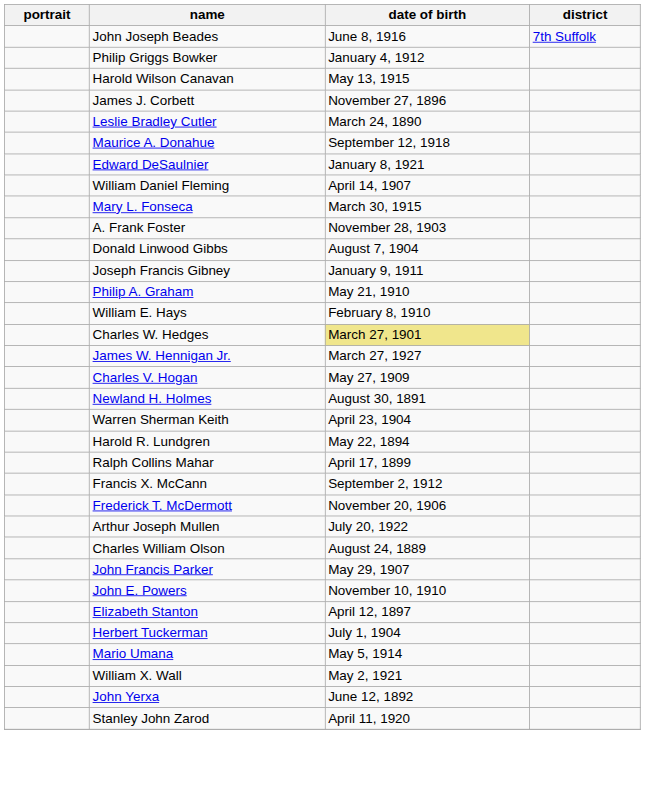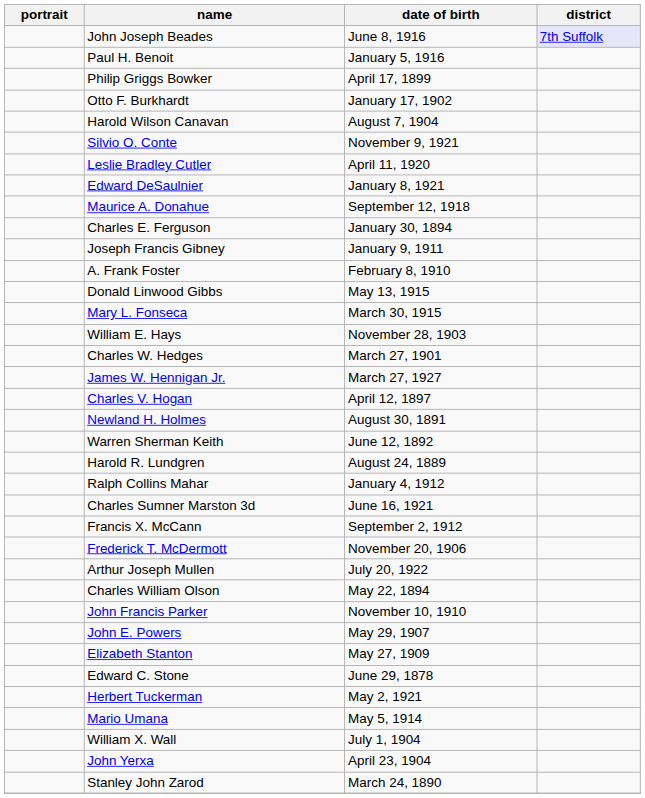(564, 36) no background -> (571, 36) lavender background
+ row: (130, 57)
(376, 57) January 4, 1912 -> (390, 79) April 17, 1899
+ row: (138, 100)
(369, 79) May 13, 1915 -> (393, 121) August 7, 1904
+ row: (132, 143)
- row: (143, 100)
(375, 121) March 24, 1890 -> (389, 164) April 11, 1920
rows swapped: (150, 164) <-> (153, 143)
+ row: (149, 228)
- row: (161, 185)
rows swapped: (143, 206) <-> (161, 270)
(387, 228) November 28, 1903 -> (399, 270) February 8, 1910
(373, 249) August 7, 1904 -> (389, 292) May 13, 1915
- row: (143, 292)
(379, 313) February 8, 1910 -> (407, 334) November 28, 1903
(375, 334) khaki background -> (395, 356) no background
(369, 377) May 27, 1909 -> (390, 398) April 12, 1897
(370, 420) April 23, 1904 -> (391, 441) June 12, 1892
(369, 441) May 22, 1894 -> (397, 462) August 24, 1889
(370, 462) April 17, 1899 -> (396, 484) January 4, 1912
+ row: (171, 505)
(377, 548) August 24, 1889 -> (389, 590) May 22, 1894
(369, 569) May 29, 1907 -> (407, 611) November 10, 1910
(387, 590) November 10, 1910 -> (389, 633) May 29, 1907
(370, 611) April 12, 1897 -> (389, 654) May 27, 1909
+ row: (138, 675)
(364, 633) July 1, 1904 -> (385, 697) May 2, 1921
(365, 675) May 2, 1921 -> (384, 739) July 1, 1904
(371, 697) June 12, 1892 -> (390, 761) April 23, 1904
(369, 718) April 11, 1920 -> (395, 782) March 24, 1890
